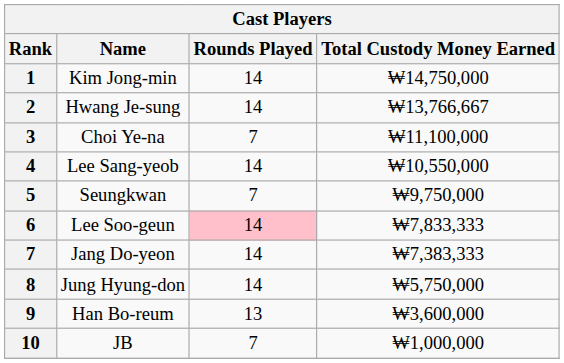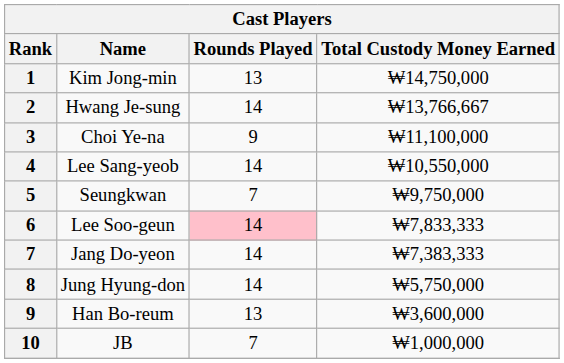(253, 78) 14 -> (253, 78) 13
(253, 136) 7 -> (253, 136) 9
